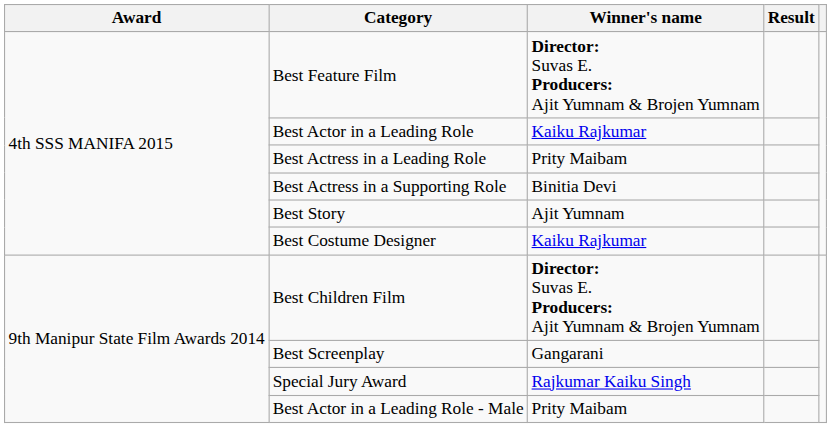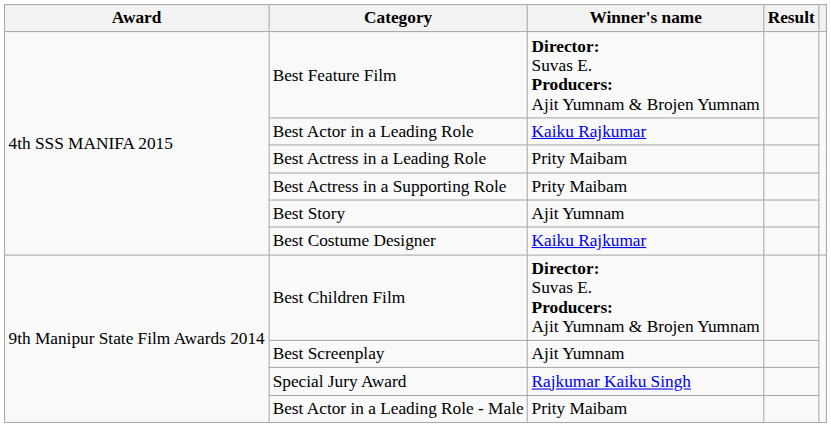(574, 186) Binitia Devi -> (579, 186) Prity Maibam
(568, 354) Gangarani -> (578, 354) Ajit Yumnam
